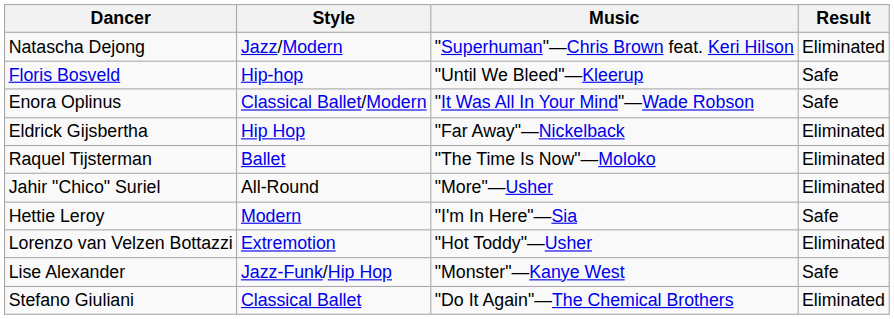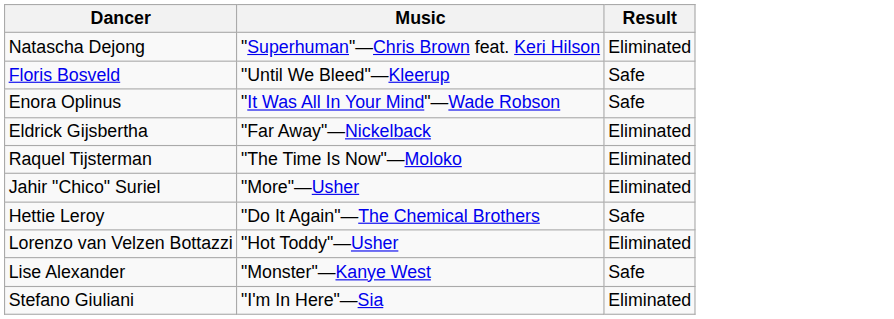- column: (334, 18)
(506, 215) "I'm In Here"—Sia -> (390, 215) "Do It Again"—The Chemical Brothers
(584, 300) "Do It Again"—The Chemical Brothers -> (312, 300) "I'm In Here"—Sia
